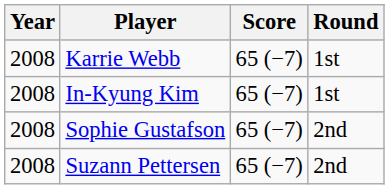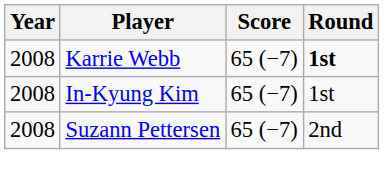(326, 58) normal -> (322, 58) bold
- row: (145, 129)
